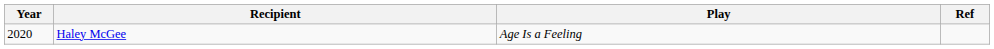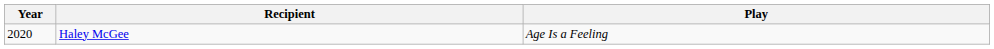- column: (965, 14)
